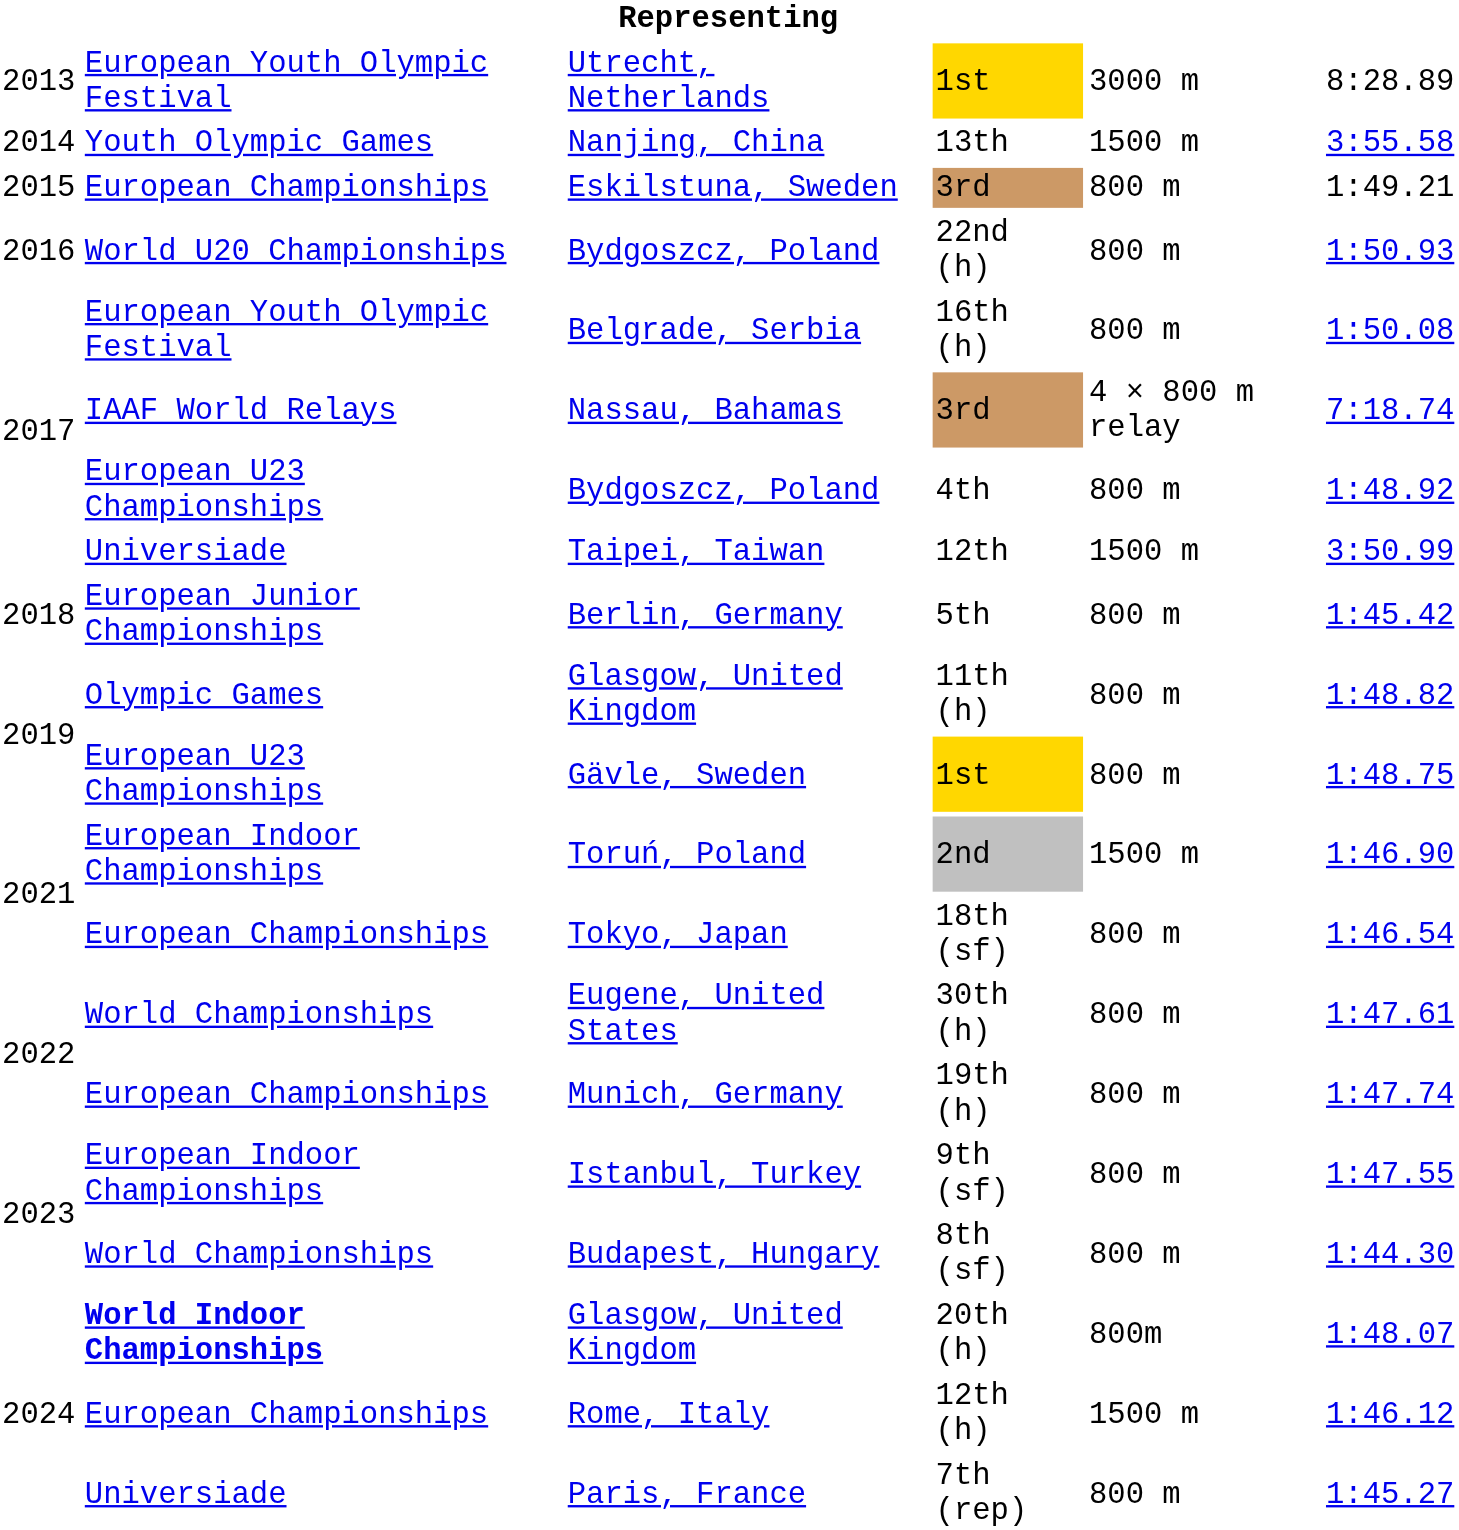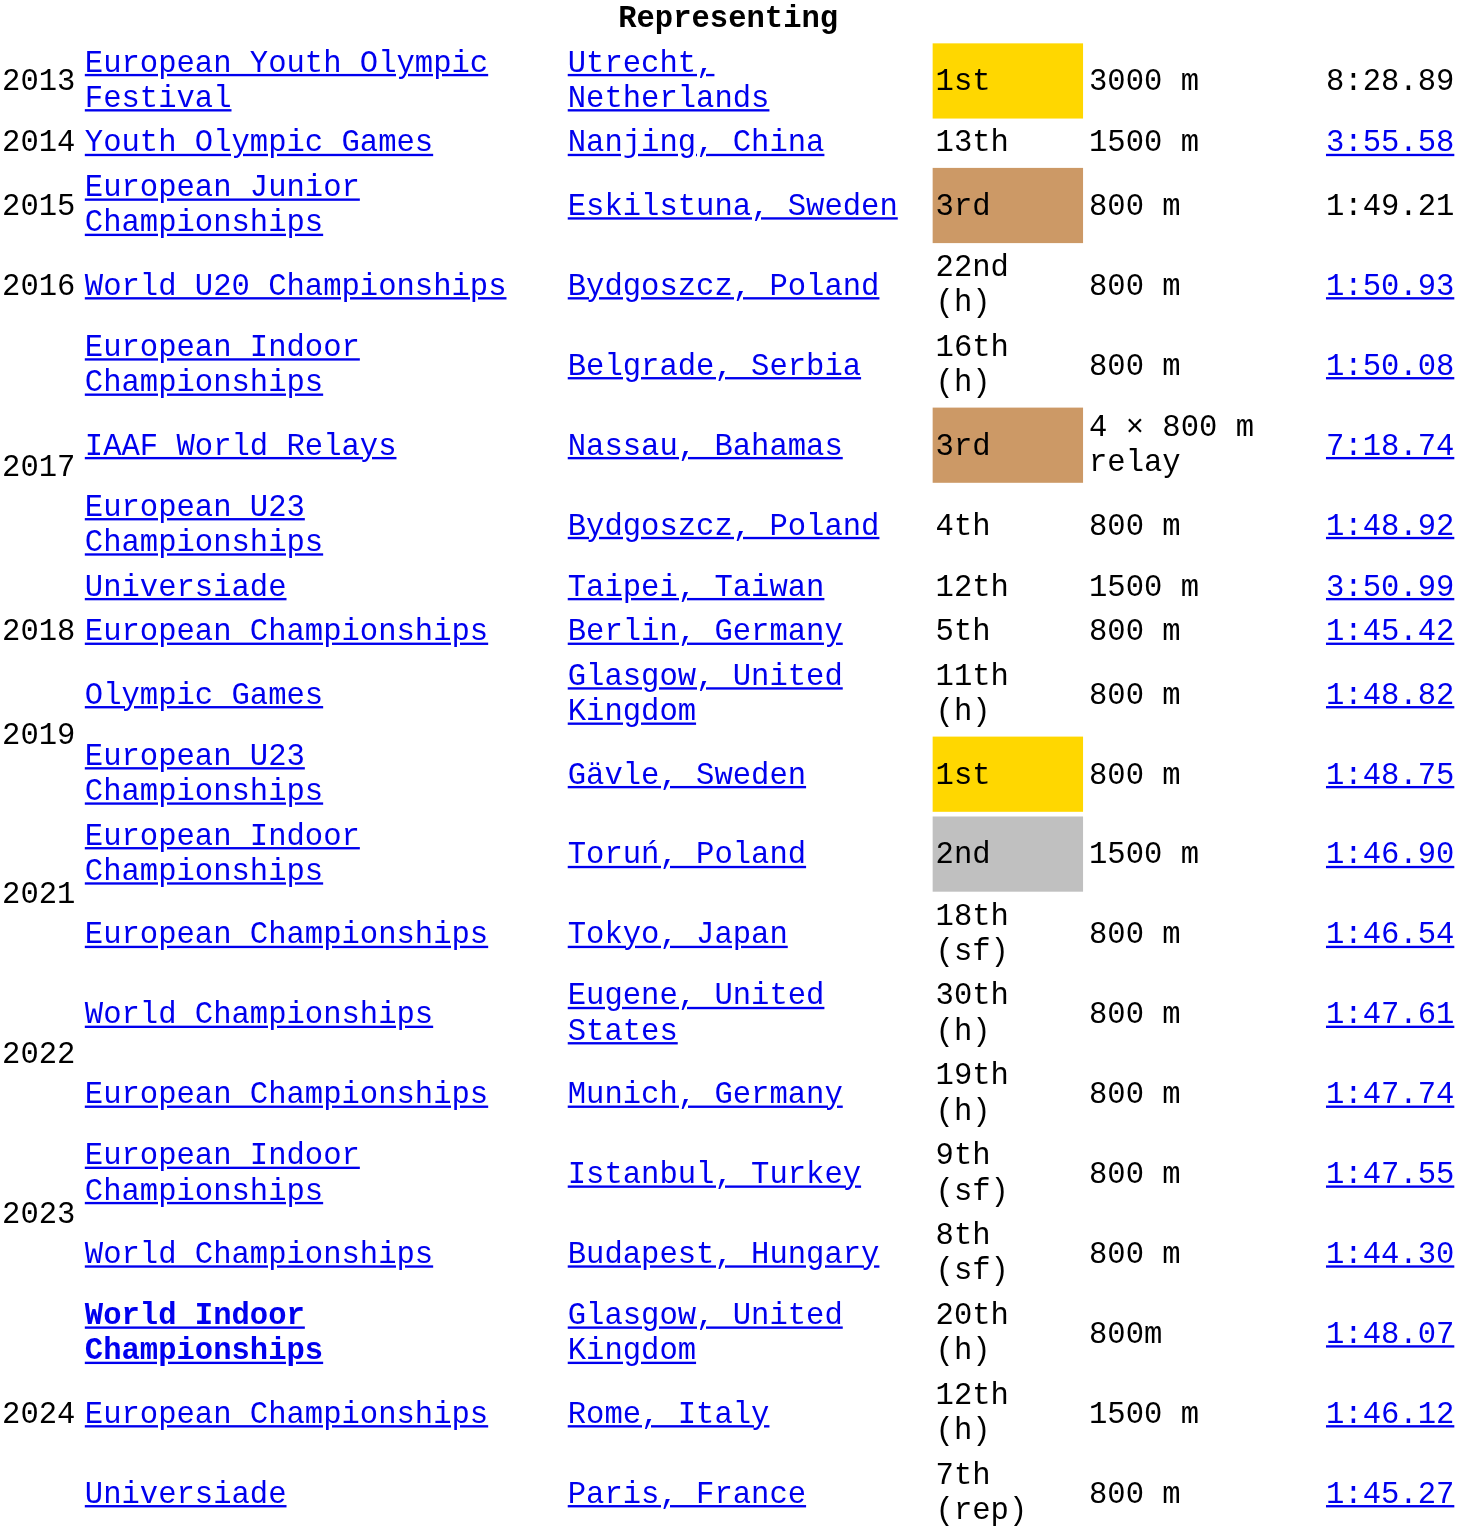(286, 188) European Championships -> (222, 206) European Junior Championships
(286, 330) European Youth Olympic Festival -> (222, 365) European Indoor Championships
(222, 614) European Junior Championships -> (286, 632) European Championships
